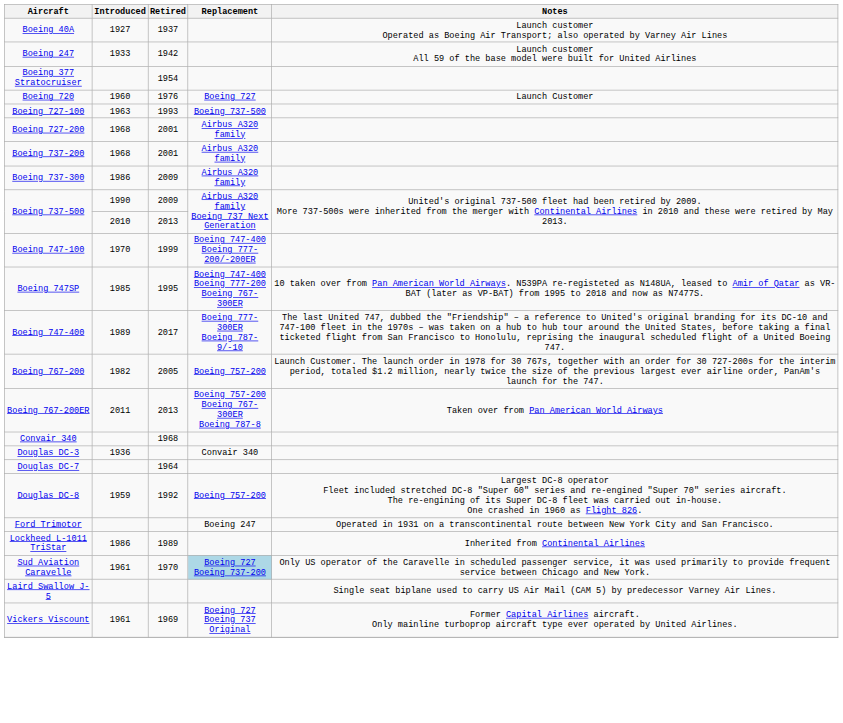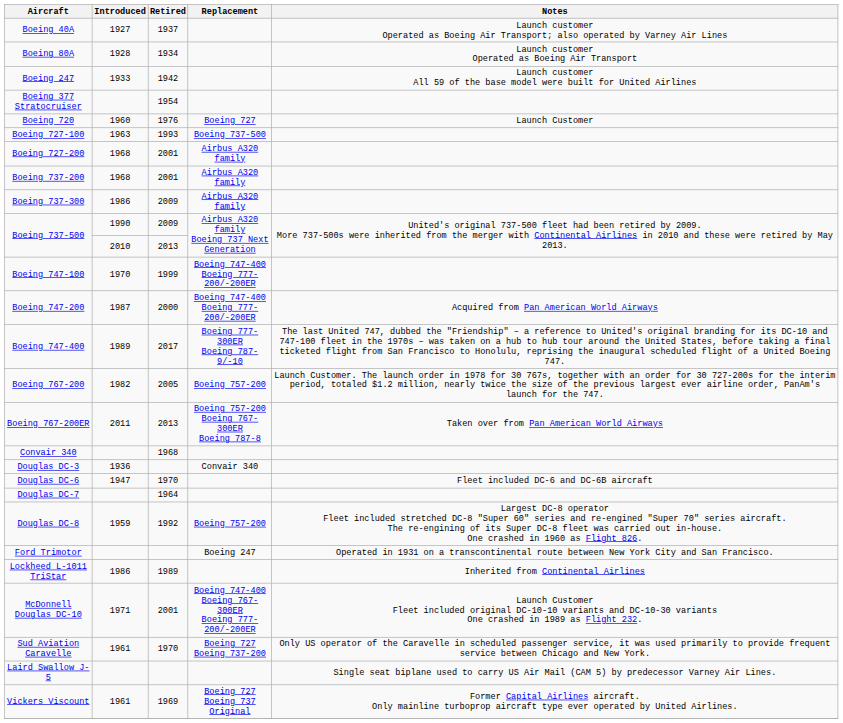+ row: (48, 54)
+ row: (48, 308)
- row: (48, 289)
+ row: (48, 481)
+ row: (48, 610)
(230, 567) lightblue background -> (230, 649) no background
